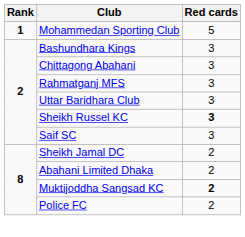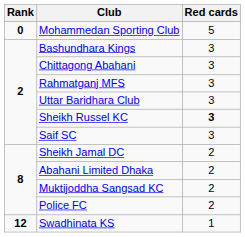(20, 30) 1 -> (20, 30) 0
(211, 188) bold -> (211, 188) normal
+ row: (77, 223)
